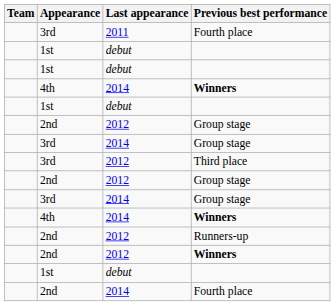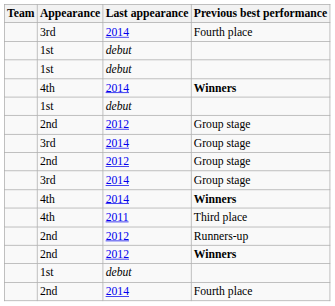(117, 32) 2011 -> (117, 32) 2014
- row: (48, 161)
+ row: (47, 217)
